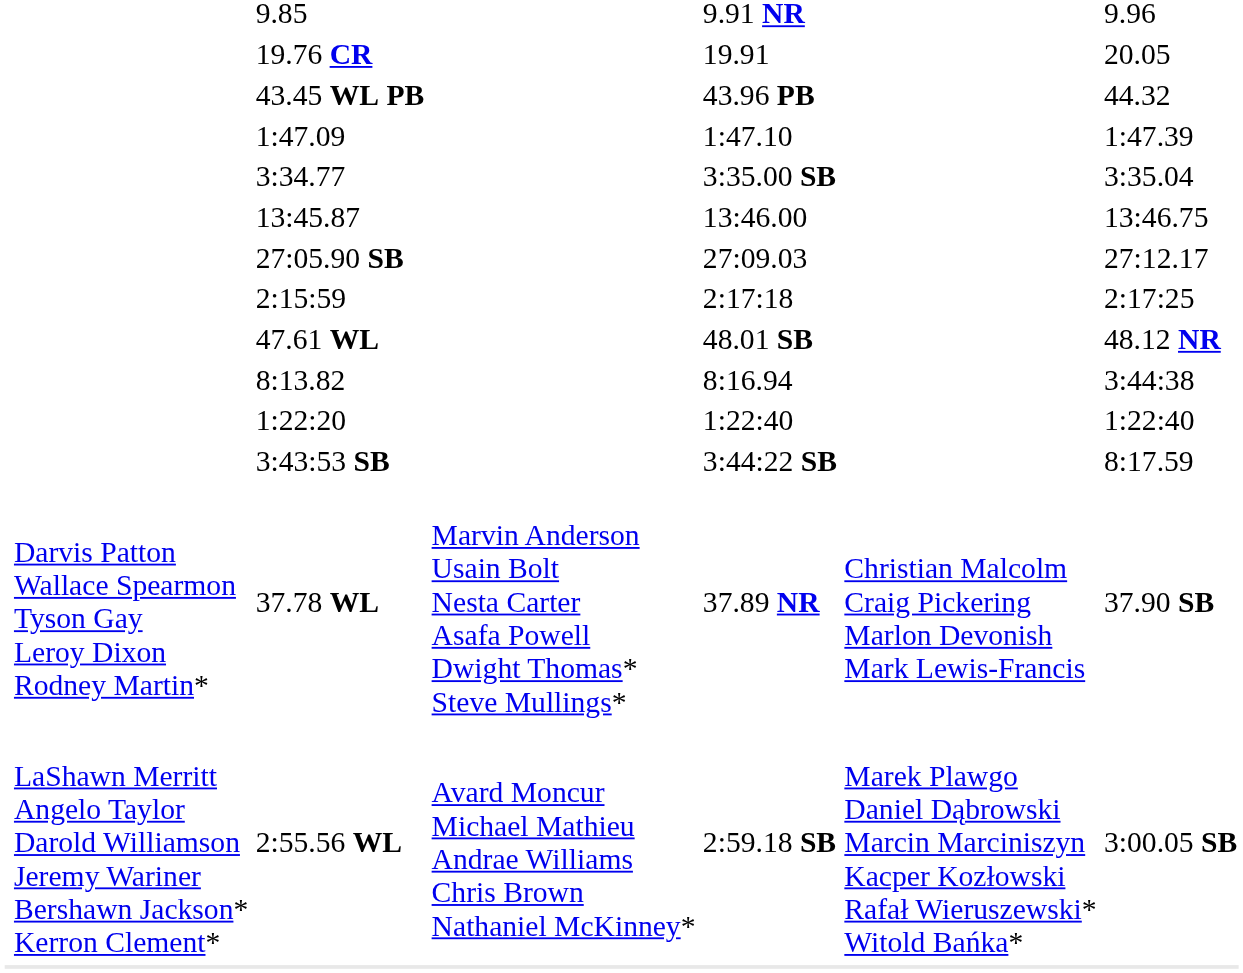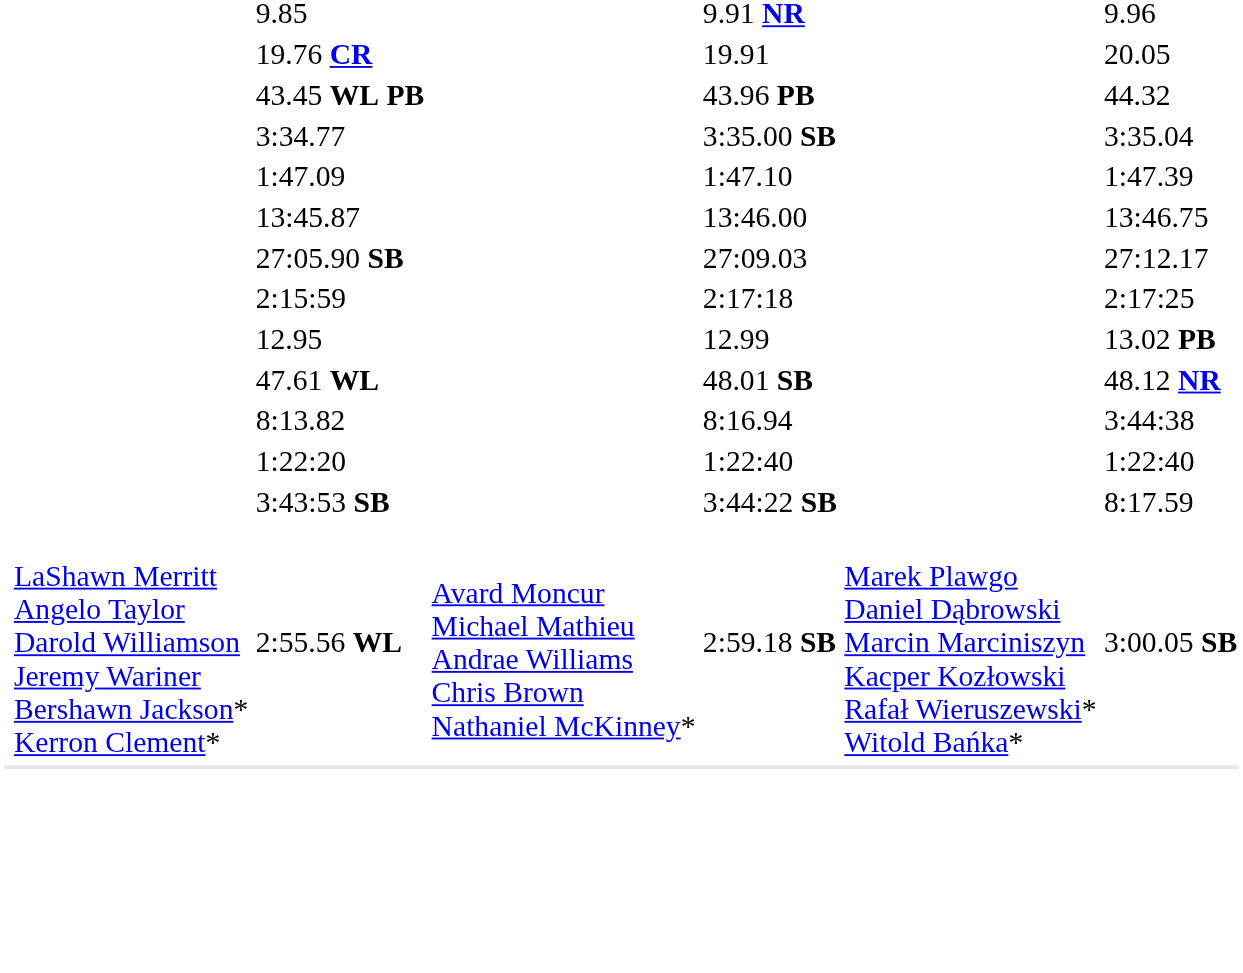rows swapped: (300, 135) <-> (300, 176)
+ row: (289, 339)
- row: (317, 602)
